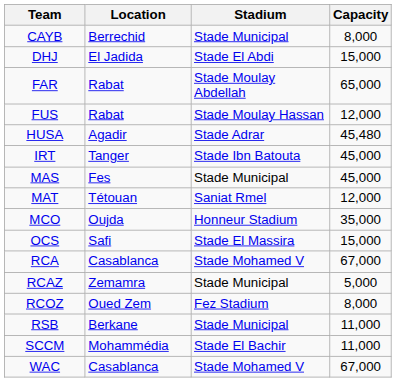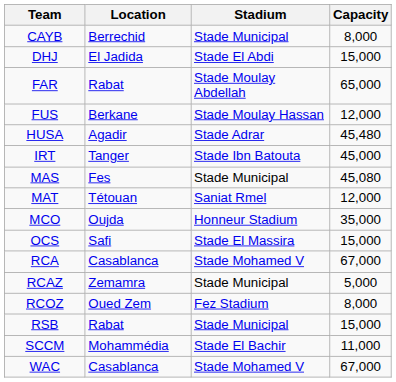(106, 114) Rabat -> (113, 114) Berkane
(361, 177) 45,000 -> (361, 177) 45,080
(113, 324) Berkane -> (106, 324) Rabat
(361, 324) 11,000 -> (361, 324) 15,000
